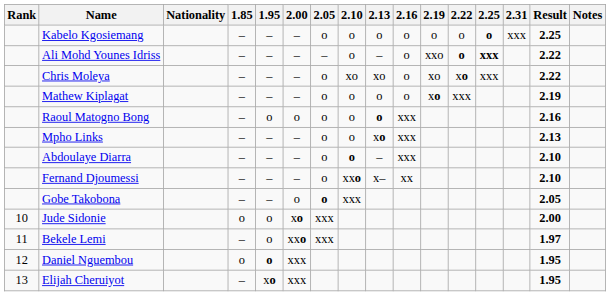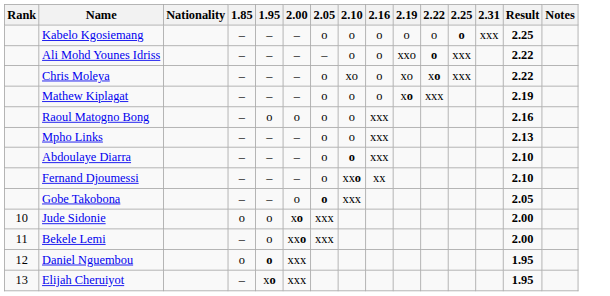- column: (379, 15)
(489, 55) bold -> (462, 55) normal
(550, 239) 1.97 -> (523, 239) 2.00
